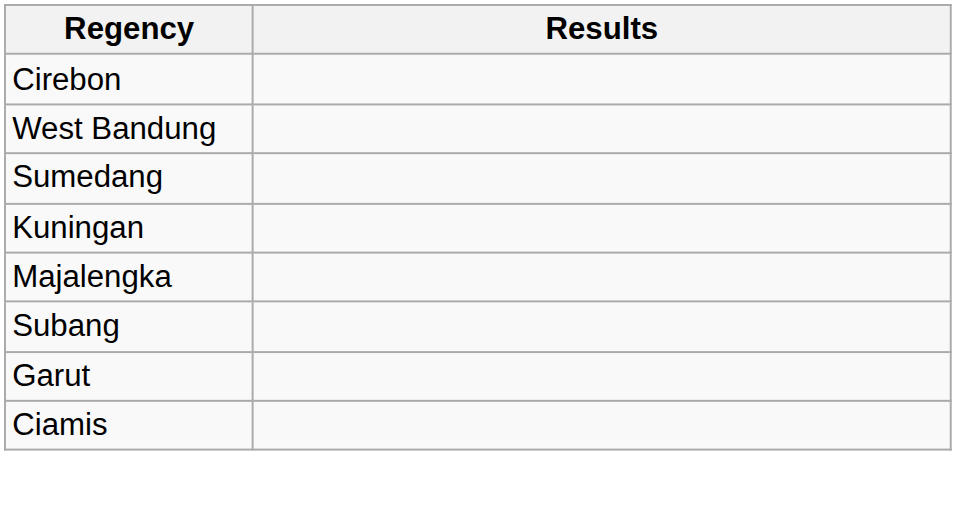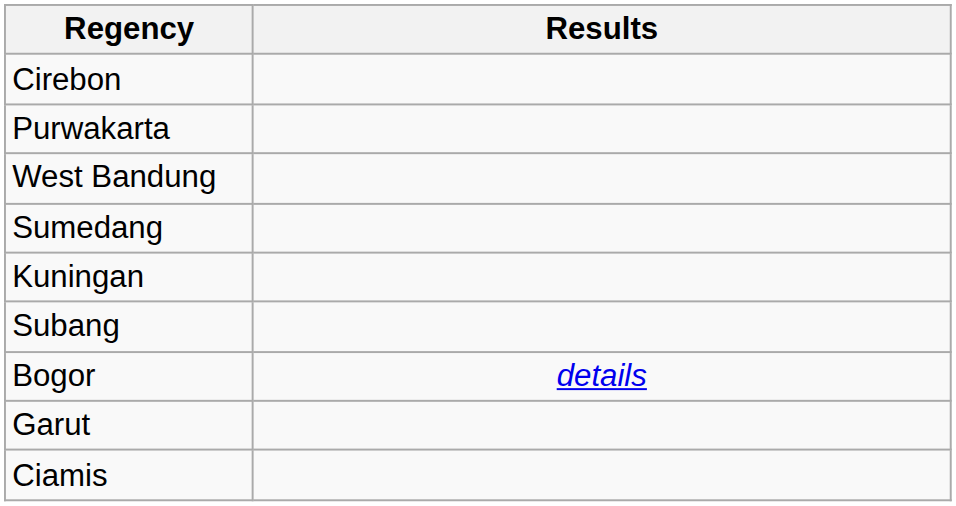+ row: (91, 128)
- row: (92, 276)
+ row: (54, 375)
